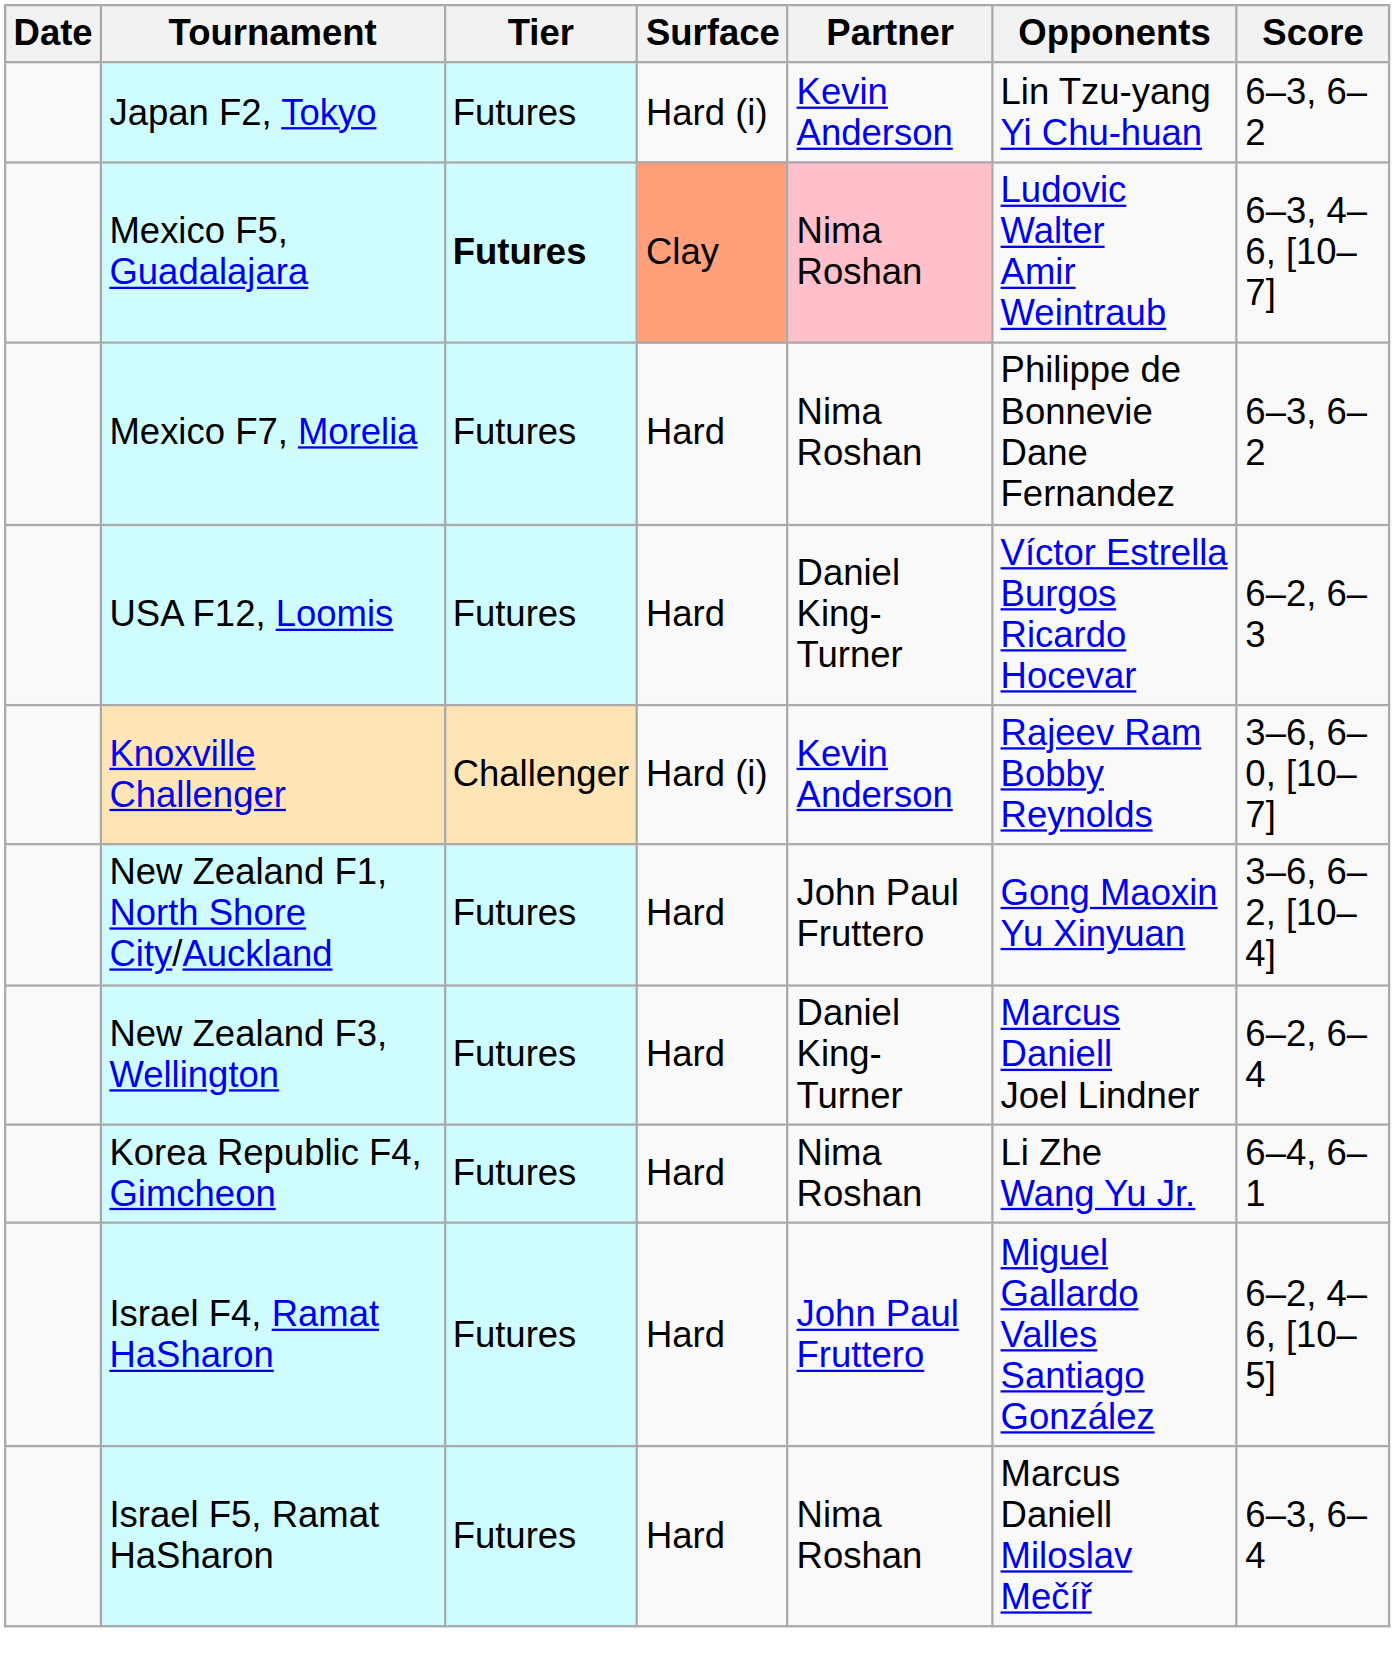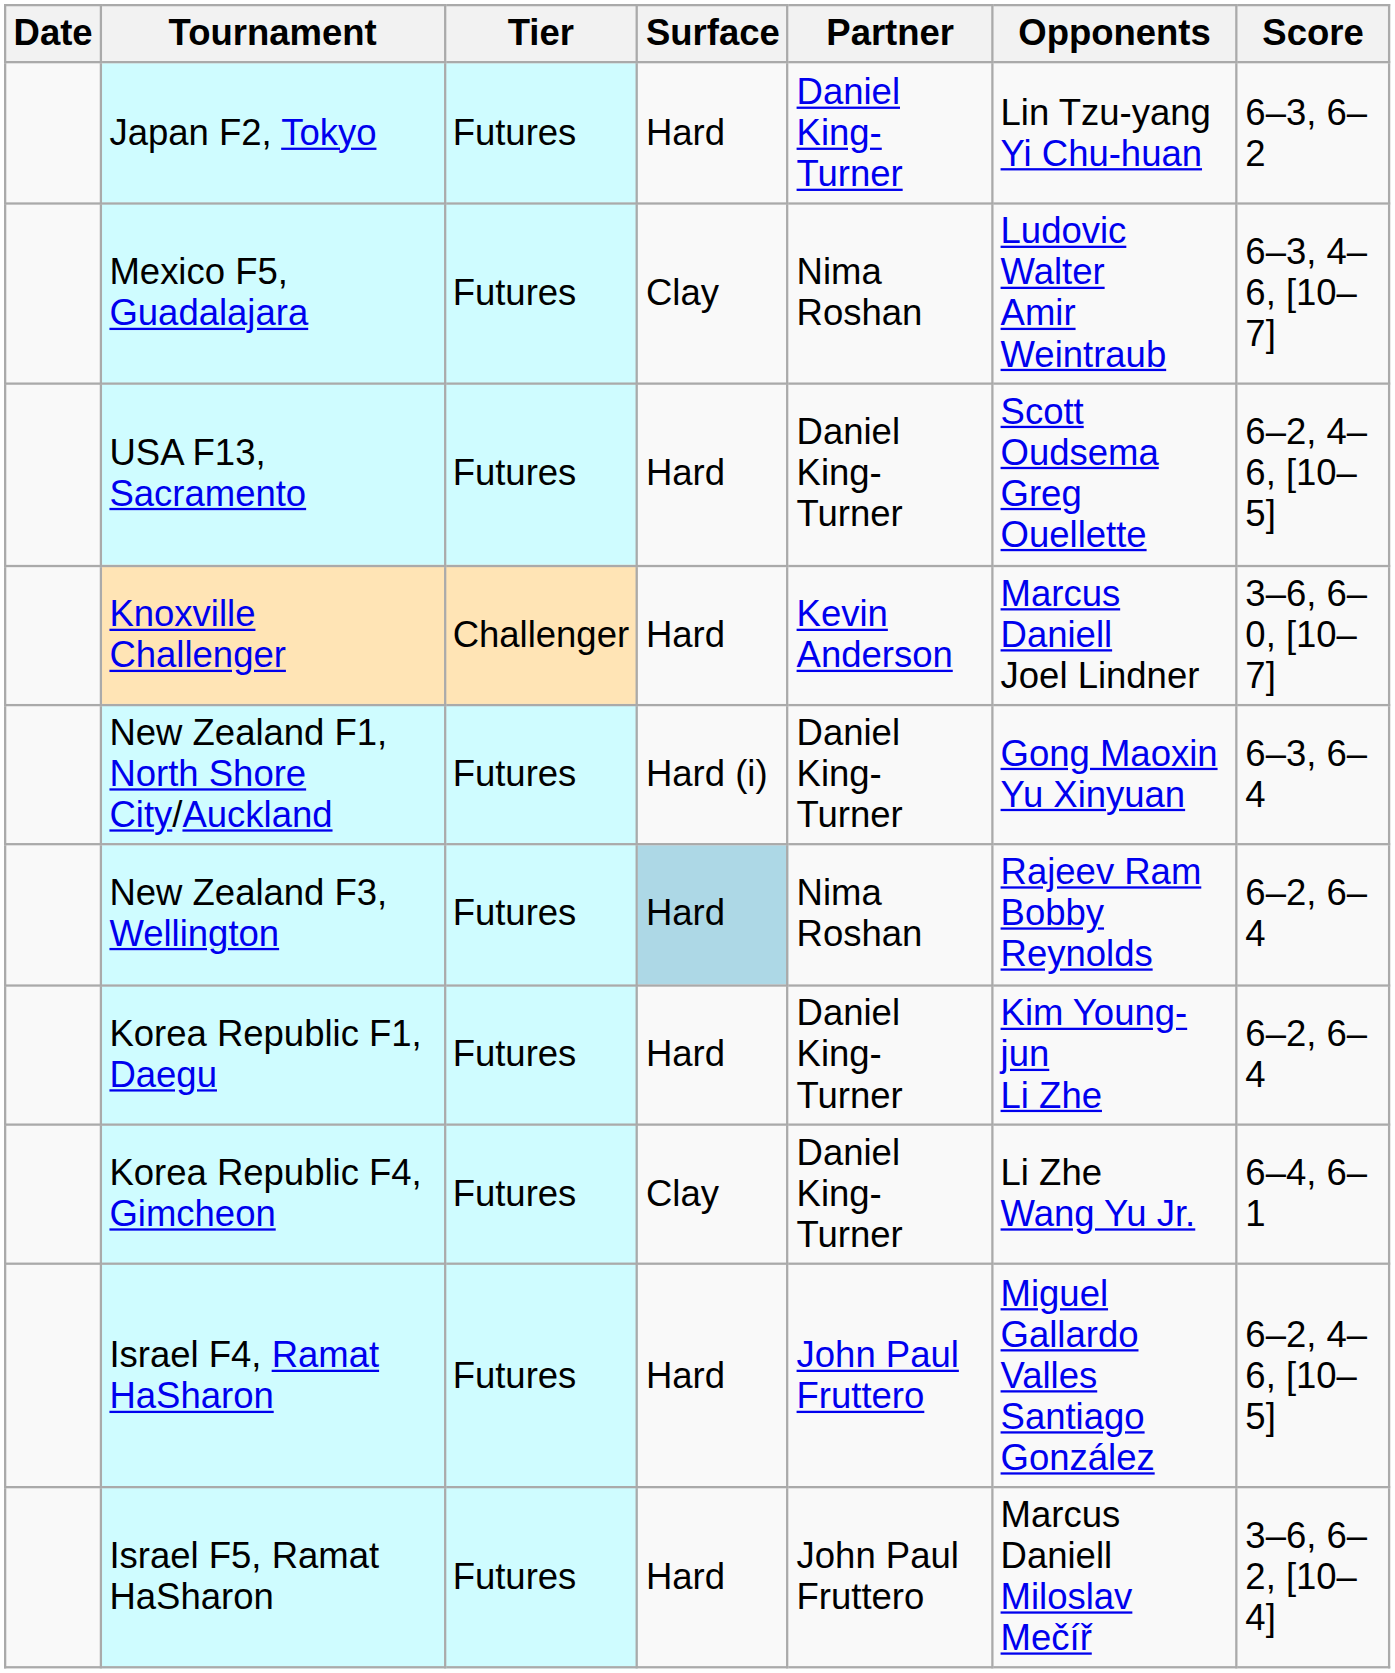(707, 111) Hard (i) -> (685, 132) Hard
(875, 111) Kevin Anderson -> (850, 132) Daniel King-Turner
(520, 251) bold -> (515, 292) normal
(682, 251) lightsalmon background -> (682, 292) no background
(859, 251) pink background -> (859, 292) no background
- row: (264, 432)
- row: (251, 613)
+ row: (208, 473)
(707, 774) Hard (i) -> (685, 634) Hard
(1101, 774) Rajeev Ram Bobby Reynolds -> (1100, 634) Marcus Daniell Joel Lindner
(685, 914) Hard -> (707, 774) Hard (i)
(878, 914) John Paul Fruttero -> (850, 774) Daniel King-Turner
(1306, 914) 3–6, 6–2, [10–4] -> (1306, 774) 6–3, 6–4
(685, 1054) no background -> (685, 914) lightblue background
(850, 1054) Daniel King-Turner -> (859, 914) Nima Roshan
(1100, 1054) Marcus Daniell Joel Lindner -> (1101, 914) Rajeev Ram Bobby Reynolds
+ row: (266, 1054)
(685, 1173) Hard -> (682, 1193) Clay
(859, 1173) Nima Roshan -> (850, 1193) Daniel King-Turner
(859, 1535) Nima Roshan -> (878, 1576) John Paul Fruttero
(1306, 1535) 6–3, 6–4 -> (1306, 1576) 3–6, 6–2, [10–4]
